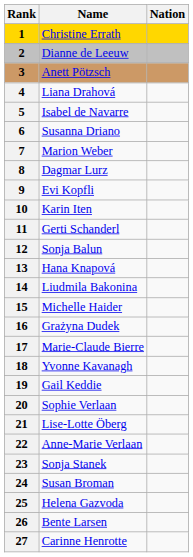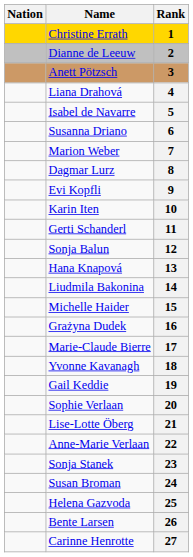columns swapped: (22, 14) <-> (167, 14)
